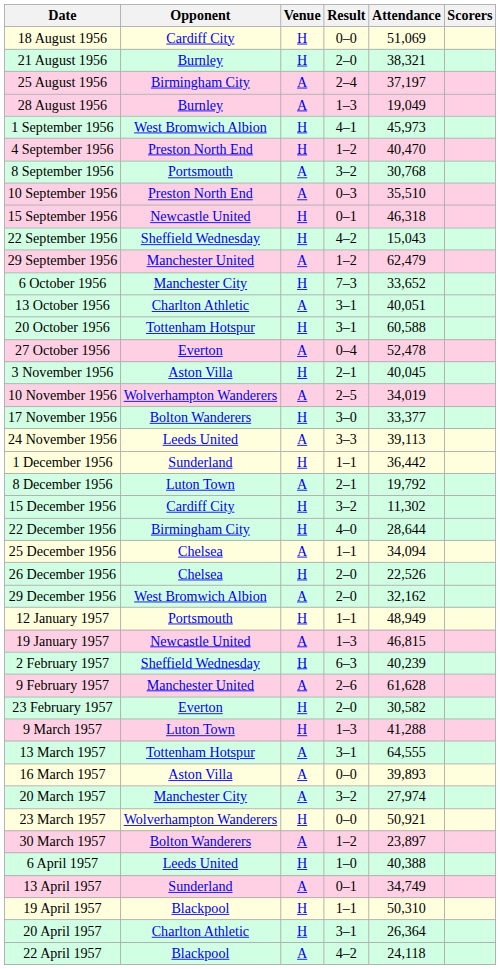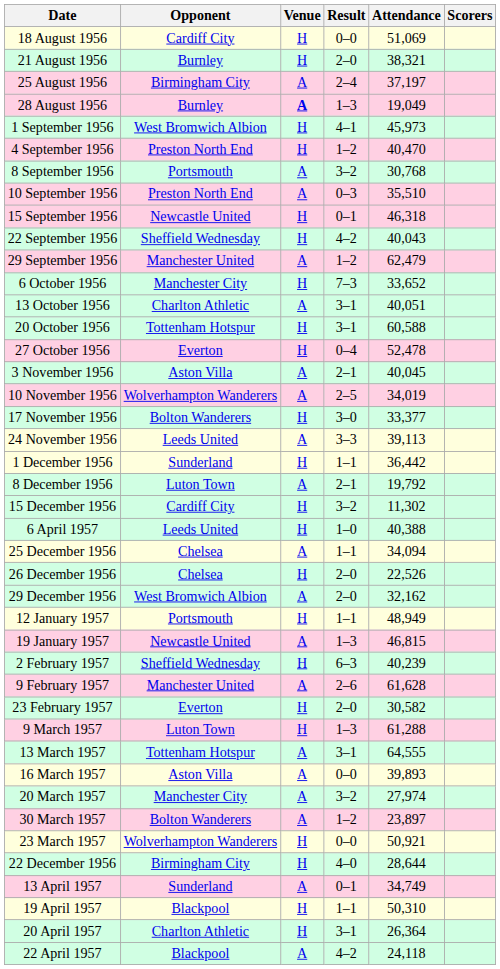(302, 104) normal -> (302, 104) bold
(406, 238) 15,043 -> (406, 238) 40,043
(302, 350) A -> (302, 350) H
(302, 372) H -> (302, 372) A
rows swapped: (62, 529) <-> (62, 864)
(406, 730) 41,288 -> (406, 730) 61,288
rows swapped: (62, 819) <-> (62, 841)
